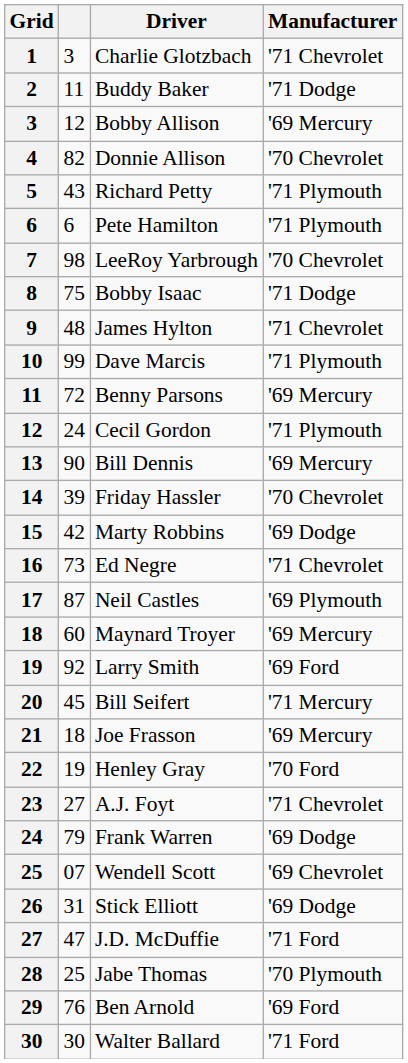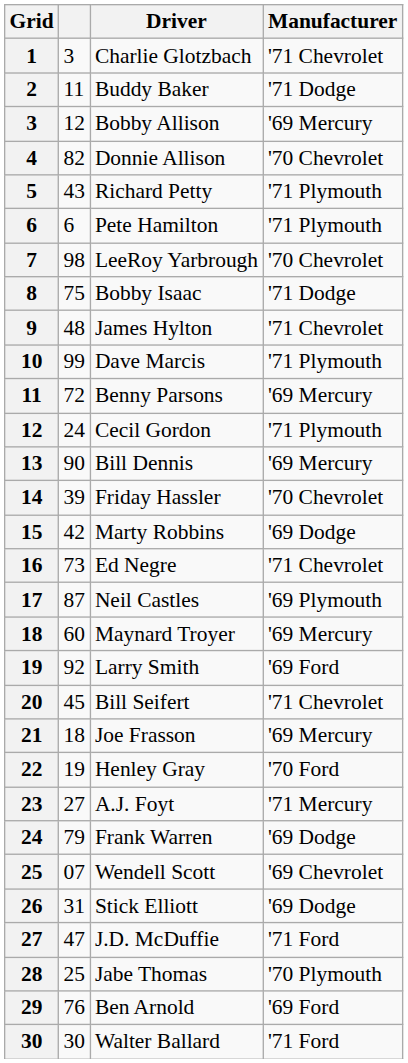(320, 701) '71 Mercury -> (326, 701) '71 Chevrolet
(326, 803) '71 Chevrolet -> (320, 803) '71 Mercury
